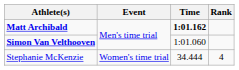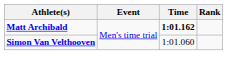- row: (45, 58)
